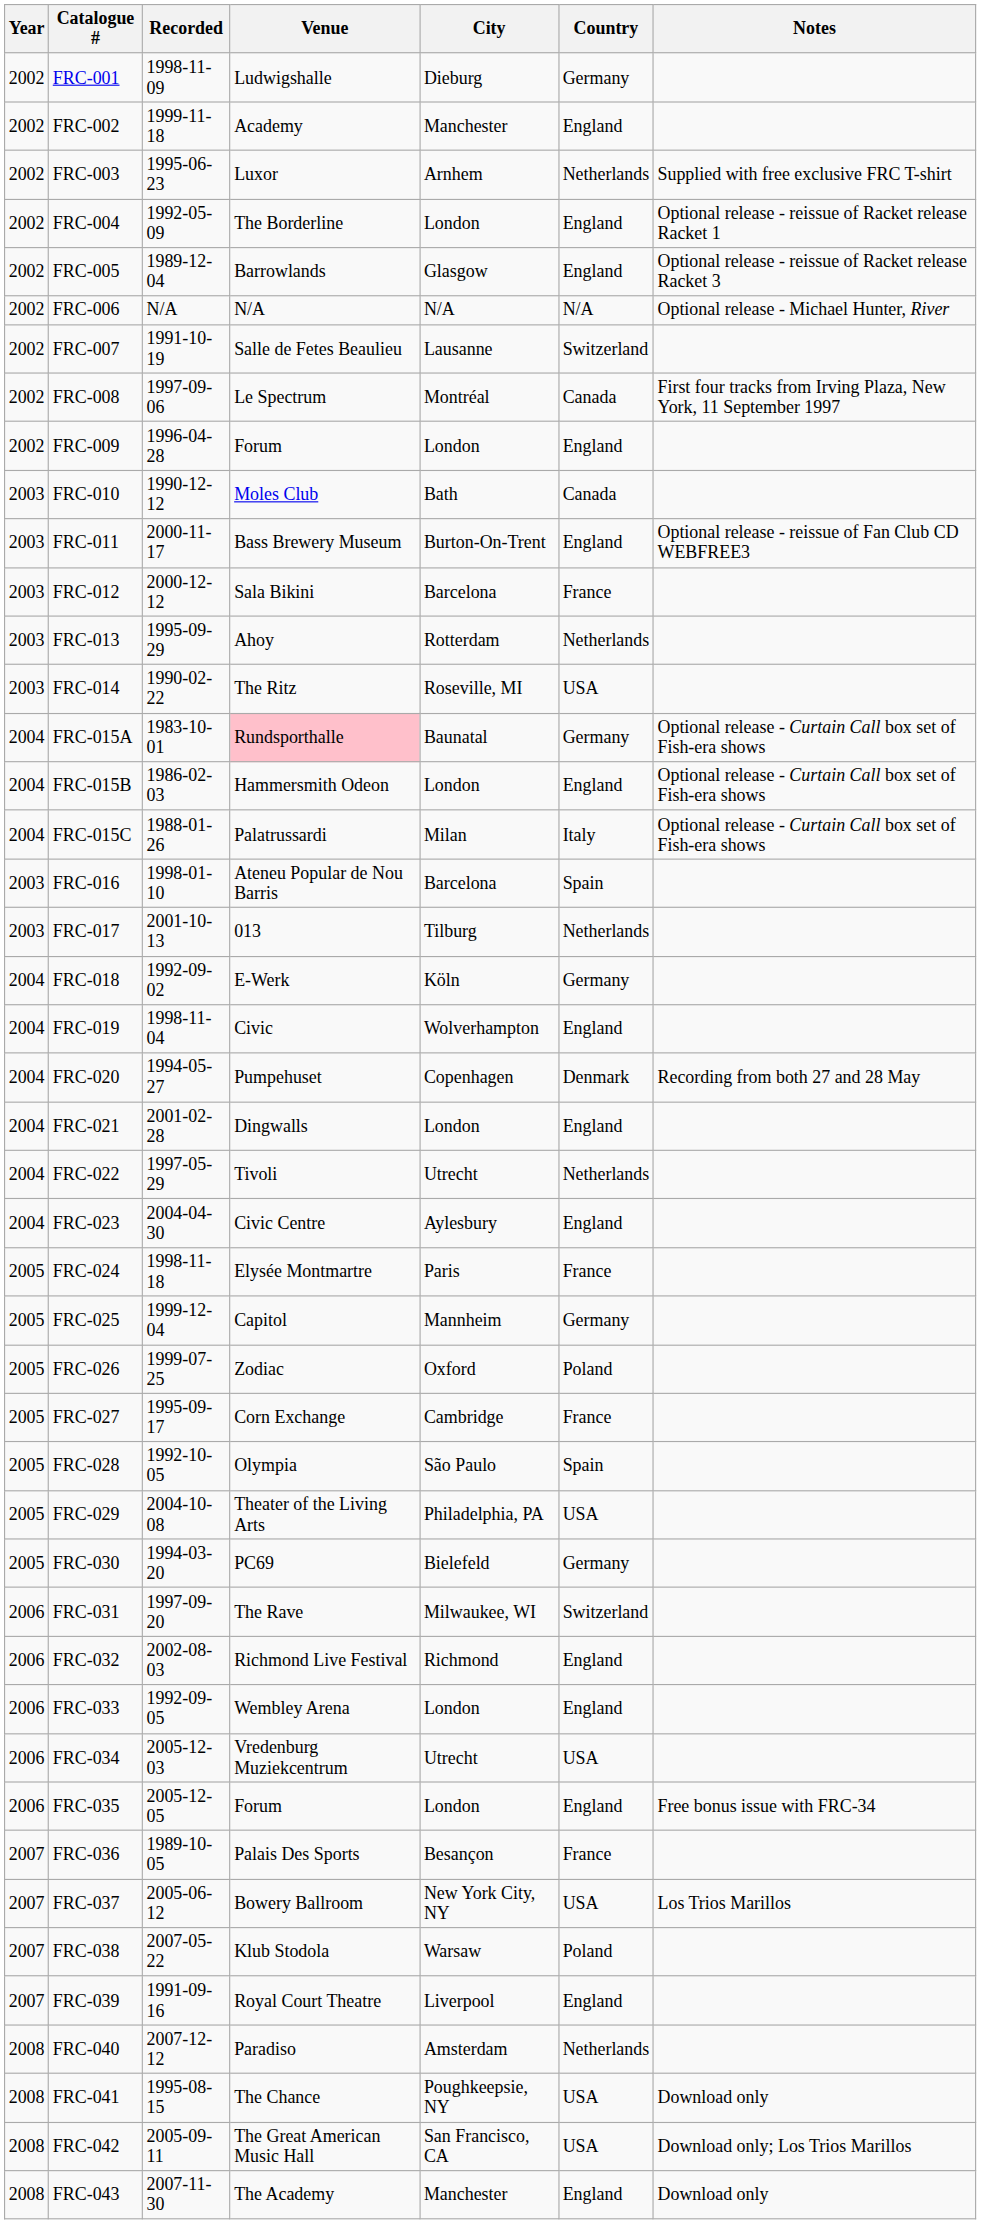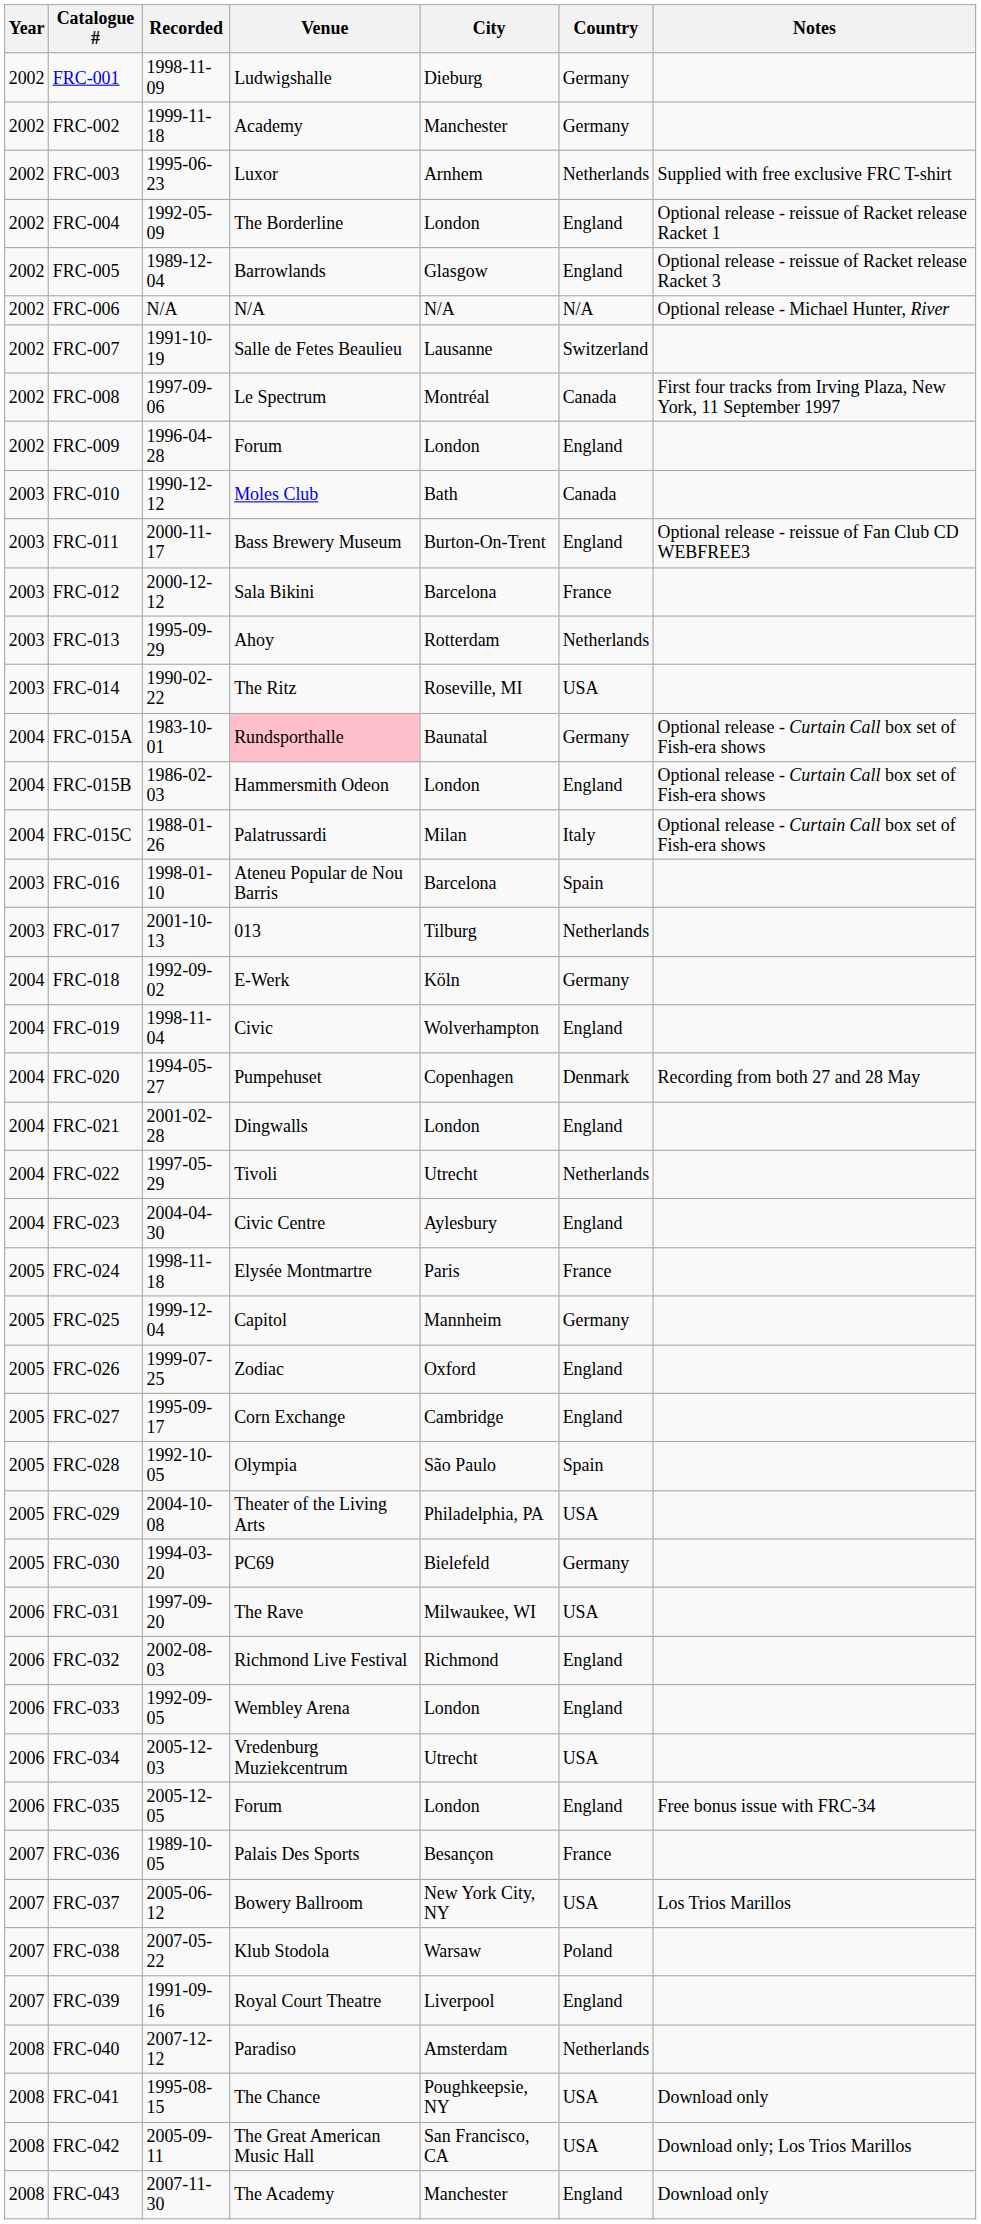(592, 125) England -> (596, 125) Germany
(588, 1368) Poland -> (592, 1368) England
(587, 1417) France -> (592, 1417) England
(605, 1611) Switzerland -> (581, 1611) USA
